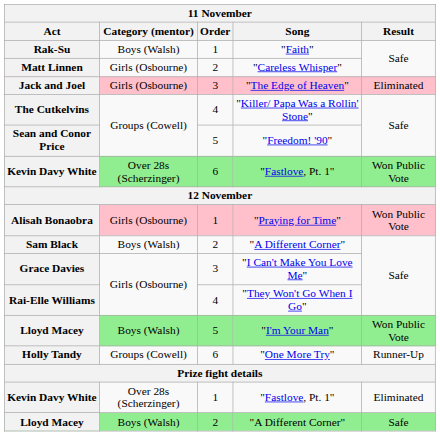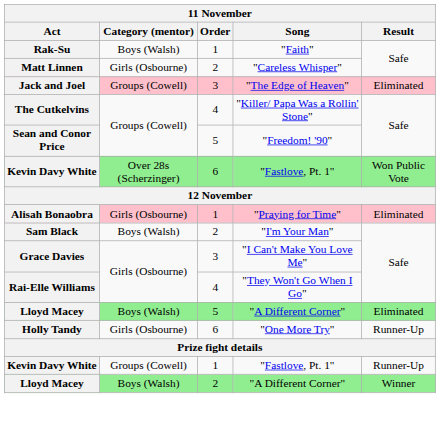(149, 85) Girls (Osbourne) -> (149, 85) Groups (Cowell)
(399, 220) Won Public Vote -> (399, 213) Eliminated
(297, 244) "A Different Corner" -> (297, 232) "I'm Your Man"
(297, 330) "I'm Your Man" -> (297, 311) "A Different Corner"
(399, 330) Won Public Vote -> (399, 311) Eliminated
(149, 355) Groups (Cowell) -> (149, 329) Girls (Osbourne)
(149, 397) Over 28s (Scherzinger) -> (149, 365) Groups (Cowell)
(399, 397) Eliminated -> (399, 365) Runner-Up
(399, 422) Safe -> (399, 383) Winner
